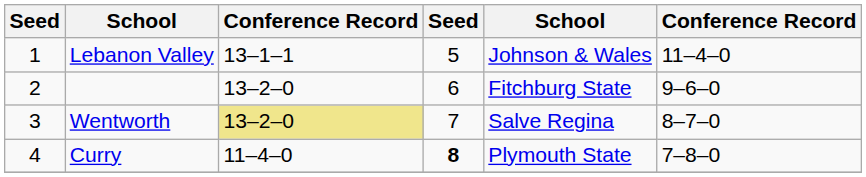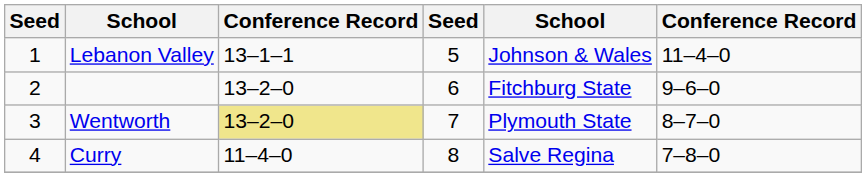(551, 121) Salve Regina -> (560, 121) Plymouth State
(453, 155) bold -> (453, 155) normal
(560, 155) Plymouth State -> (551, 155) Salve Regina
